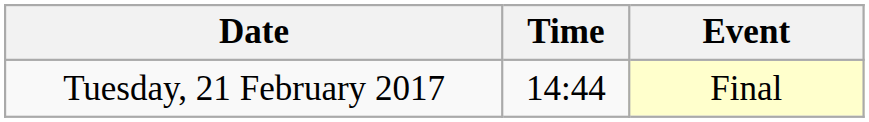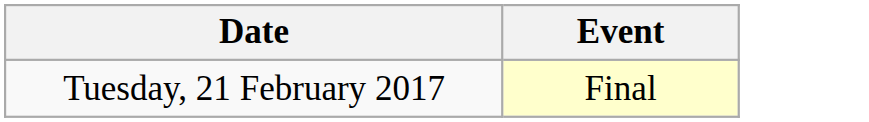- column: (566, 32)
